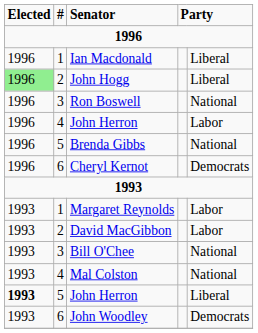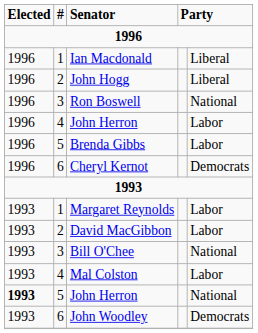(21, 79) lightgreen background -> (21, 79) no background
(214, 144) National -> (207, 144) Labor
(214, 274) National -> (207, 274) Labor
(210, 295) Liberal -> (214, 295) National
